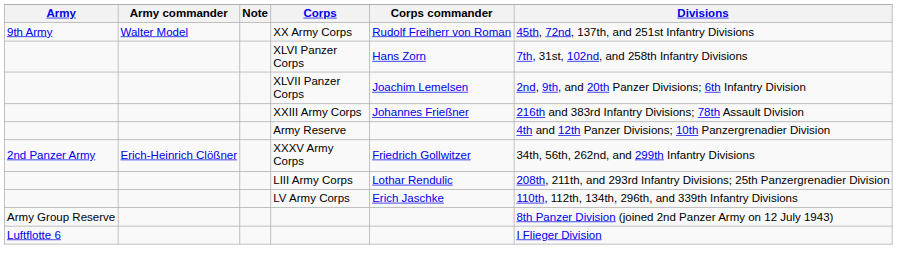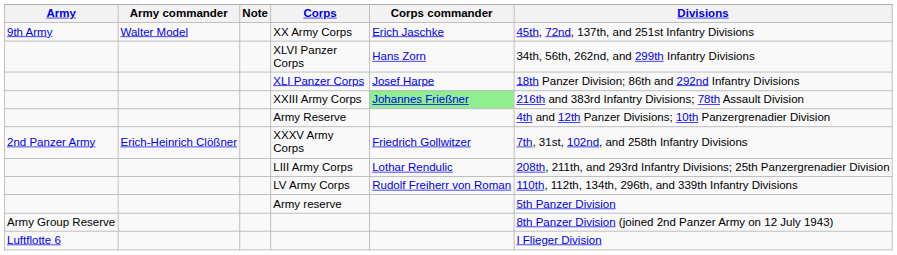(442, 31) Rudolf Freiherr von Roman -> (408, 31) Erich Jaschke
(632, 56) 7th, 31st, 102nd, and 258th Infantry Divisions -> (636, 56) 34th, 56th, 262nd, and 299th Infantry Divisions
+ row: (61, 81)
- row: (61, 88)
(421, 112) no background -> (421, 99) lightgreen background
(636, 155) 34th, 56th, 262nd, and 299th Infantry Divisions -> (632, 142) 7th, 31st, 102nd, and 258th Infantry Divisions
(408, 198) Erich Jaschke -> (442, 185) Rudolf Freiherr von Roman
+ row: (61, 204)
